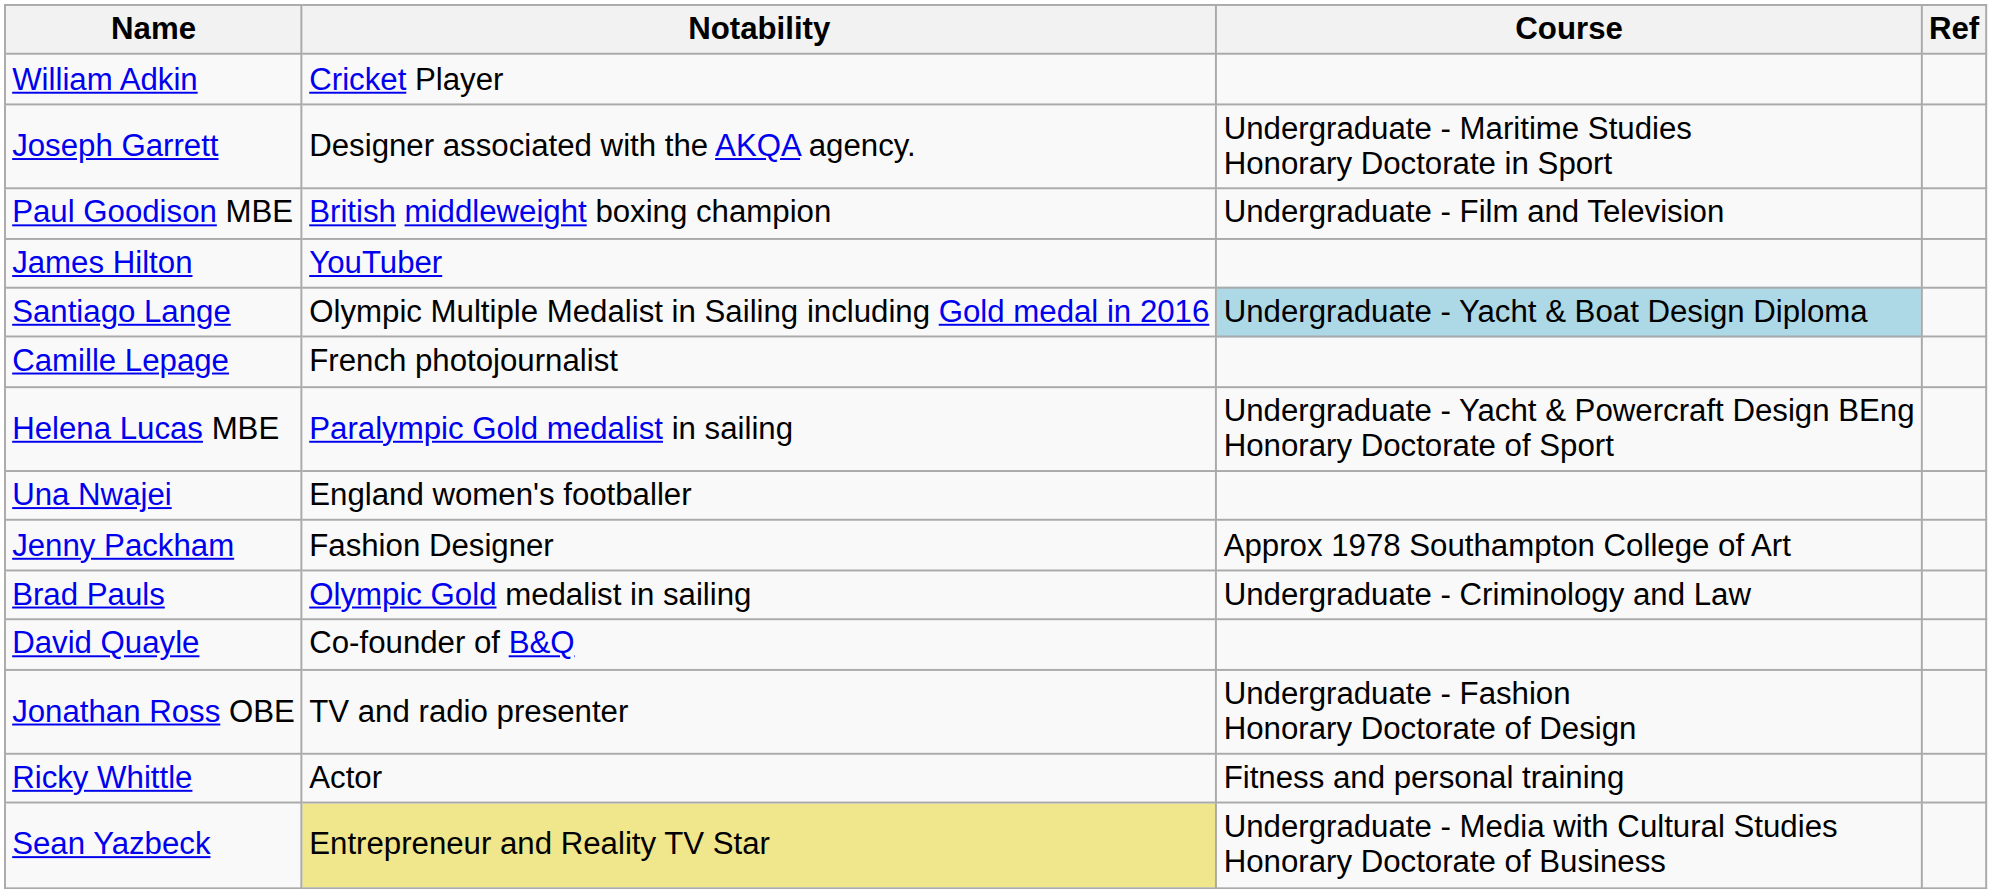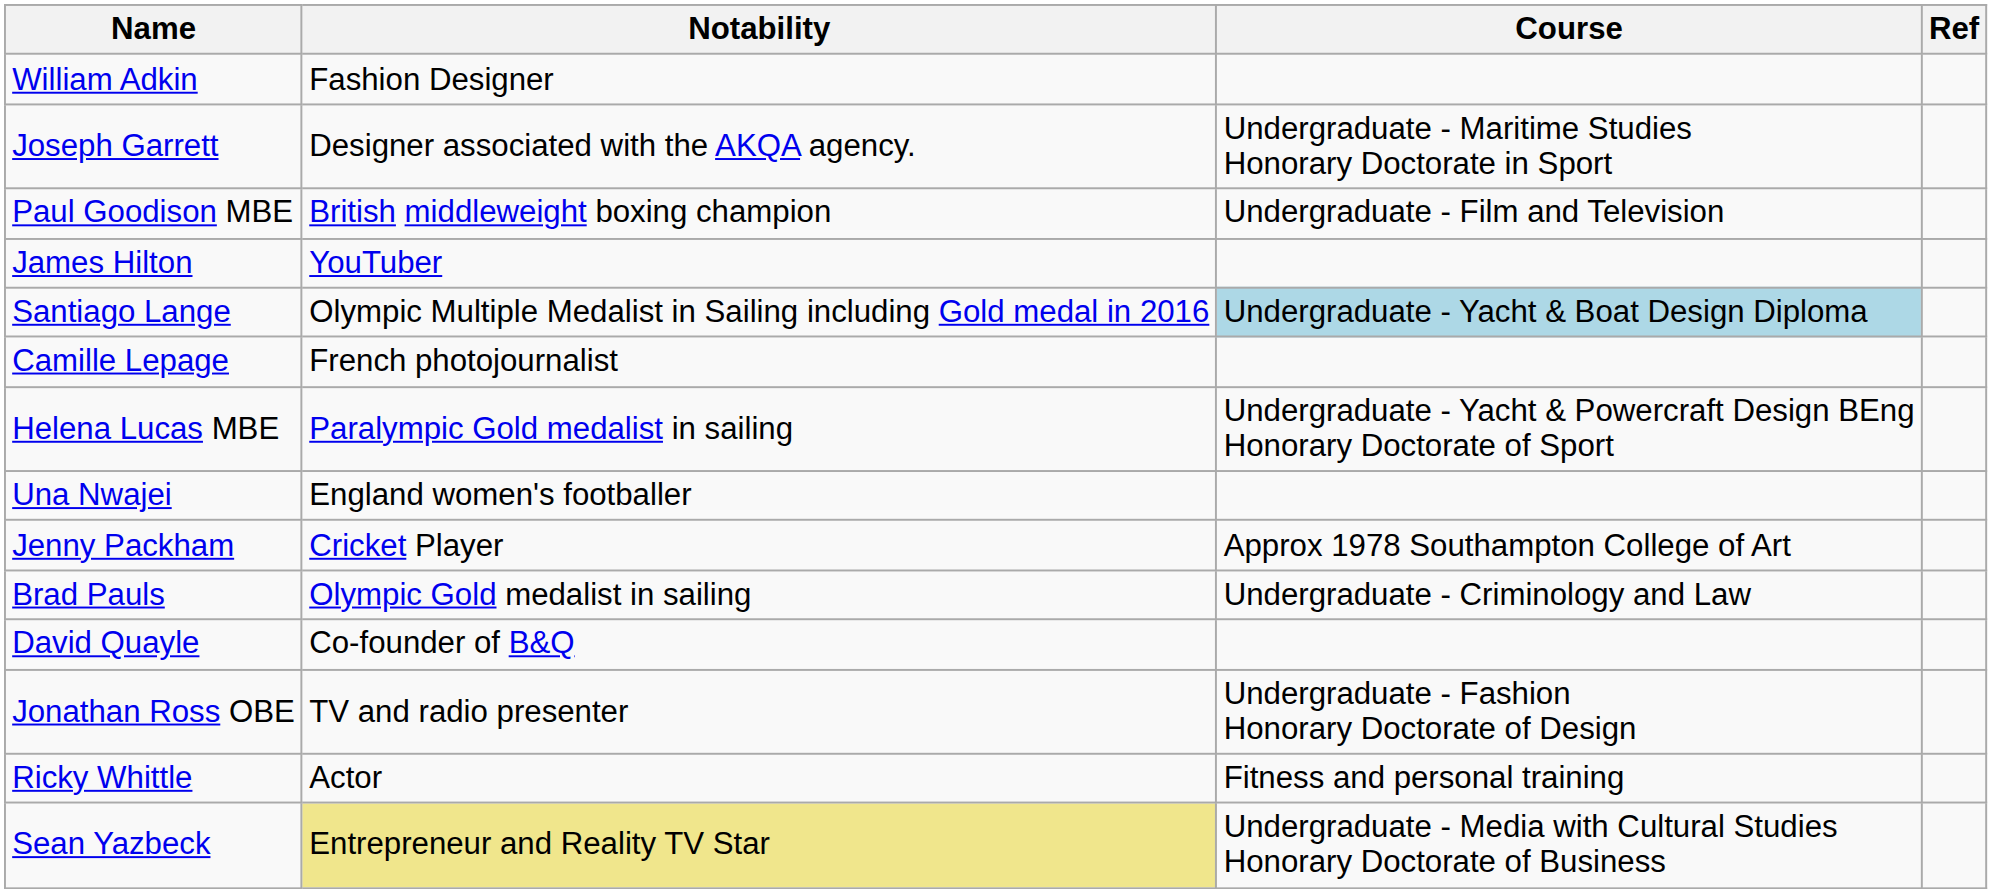(406, 78) Cricket Player -> (432, 78) Fashion Designer
(432, 544) Fashion Designer -> (406, 544) Cricket Player
